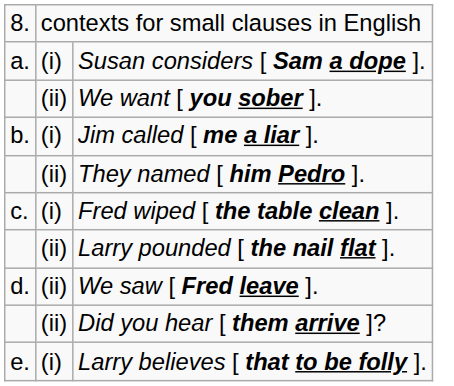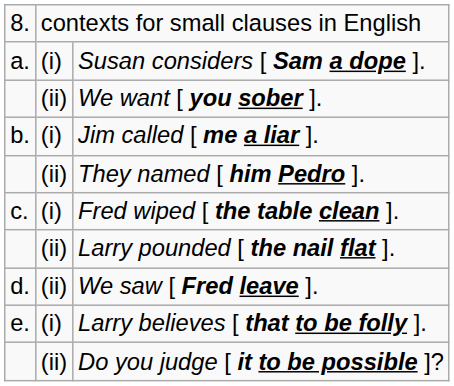- row: (232, 323)
+ row: (261, 361)
